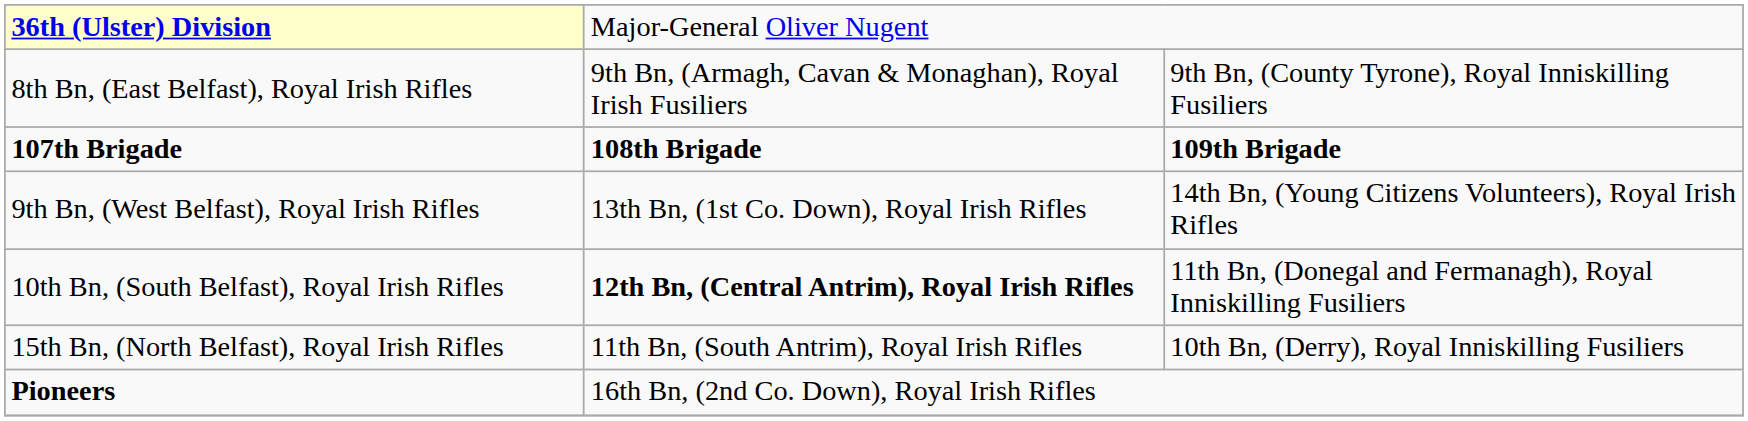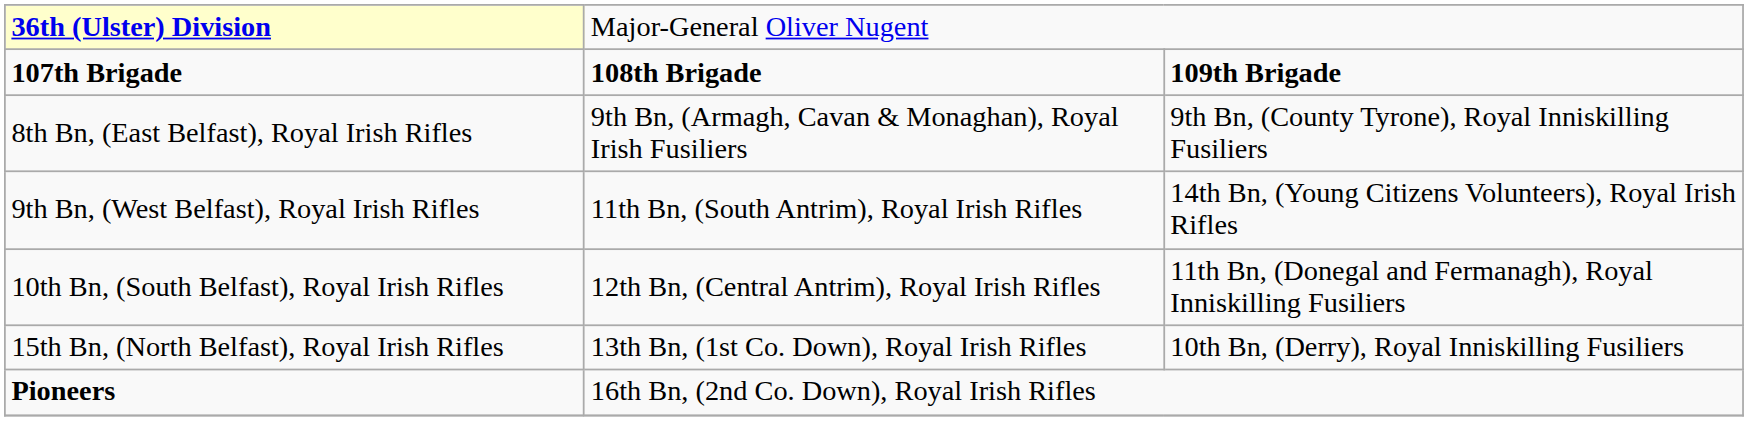rows swapped: (97, 148) <-> (242, 87)
(839, 209) 13th Bn, (1st Co. Down), Royal Irish Rifles -> (837, 209) 11th Bn, (South Antrim), Royal Irish Rifles
(862, 286) bold -> (846, 286) normal
(837, 347) 11th Bn, (South Antrim), Royal Irish Rifles -> (839, 347) 13th Bn, (1st Co. Down), Royal Irish Rifles
